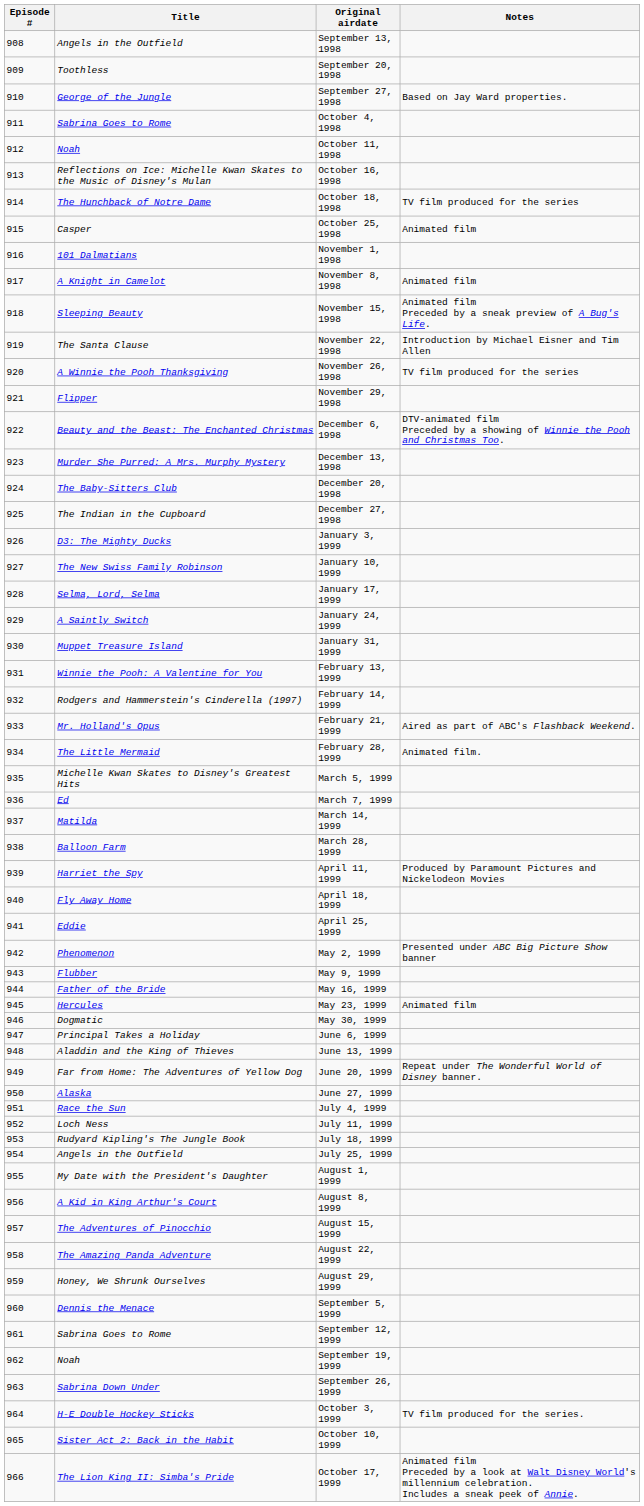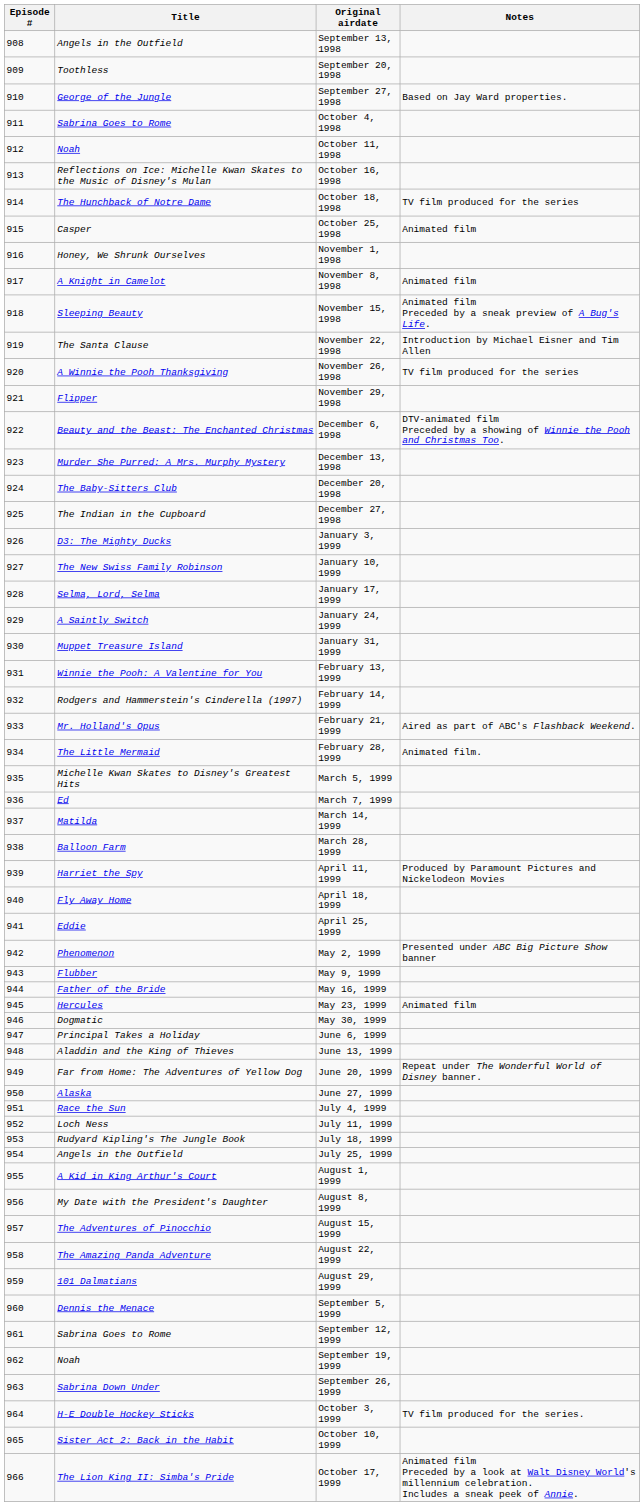(97, 255) 101 Dalmatians -> (131, 255) Honey, We Shrunk Ourselves
(163, 1176) My Date with the President's Daughter -> (137, 1176) A Kid in King Arthur's Court
(137, 1203) A Kid in King Arthur's Court -> (163, 1203) My Date with the President's Daughter
(131, 1282) Honey, We Shrunk Ourselves -> (97, 1282) 101 Dalmatians
